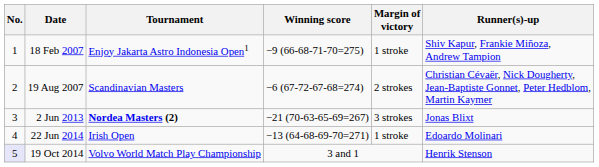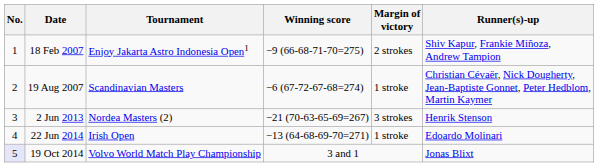(391, 50) 1 stroke -> (393, 50) 2 strokes
(393, 87) 2 strokes -> (391, 87) 1 stroke
(133, 118) bold -> (130, 118) normal
(449, 118) Jonas Blixt -> (459, 118) Henrik Stenson
(459, 153) Henrik Stenson -> (449, 153) Jonas Blixt
